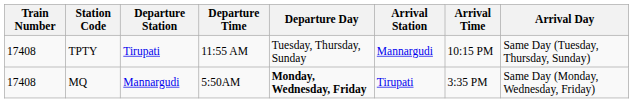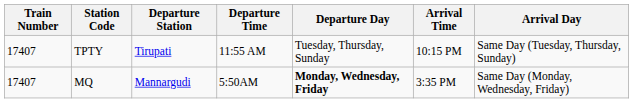- column: (409, 20)
(21, 51) 17408 -> (21, 51) 17407
(21, 82) 17408 -> (21, 82) 17407
